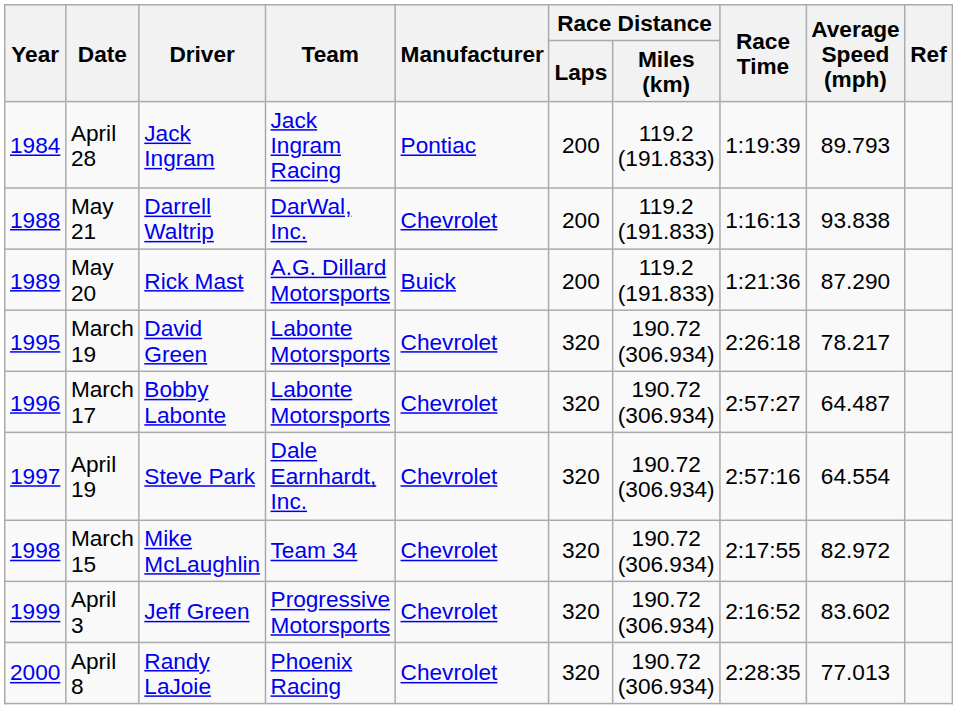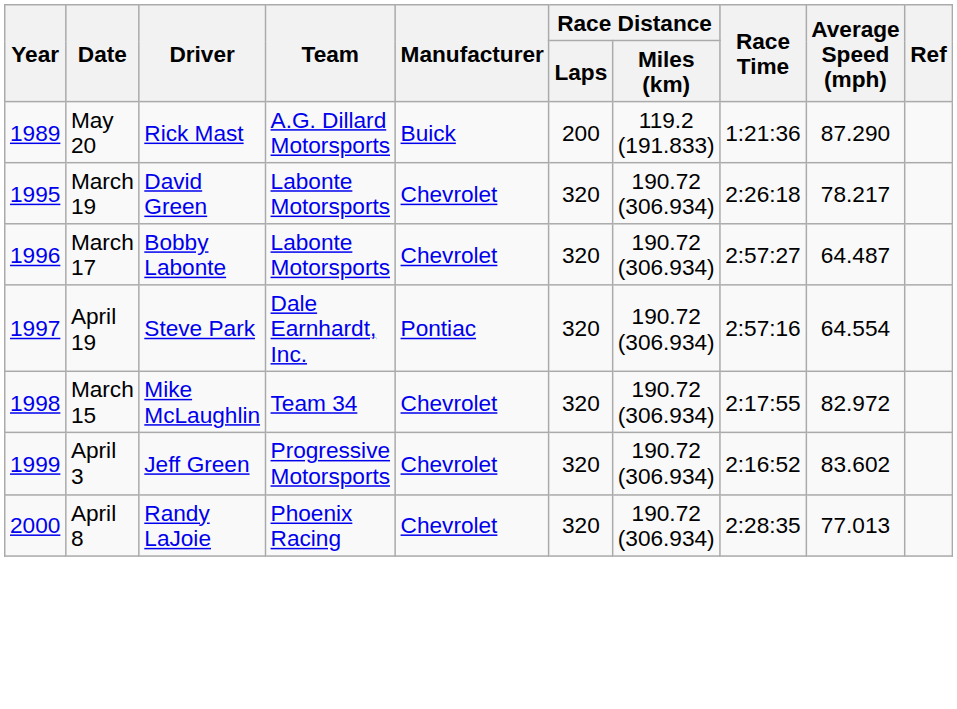- row: (94, 145)
- row: (92, 219)
(449, 476) Chevrolet -> (438, 329) Pontiac
